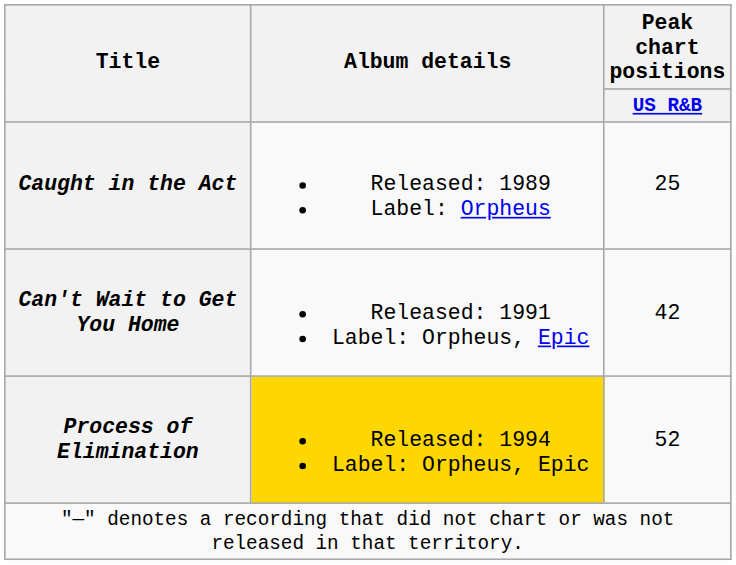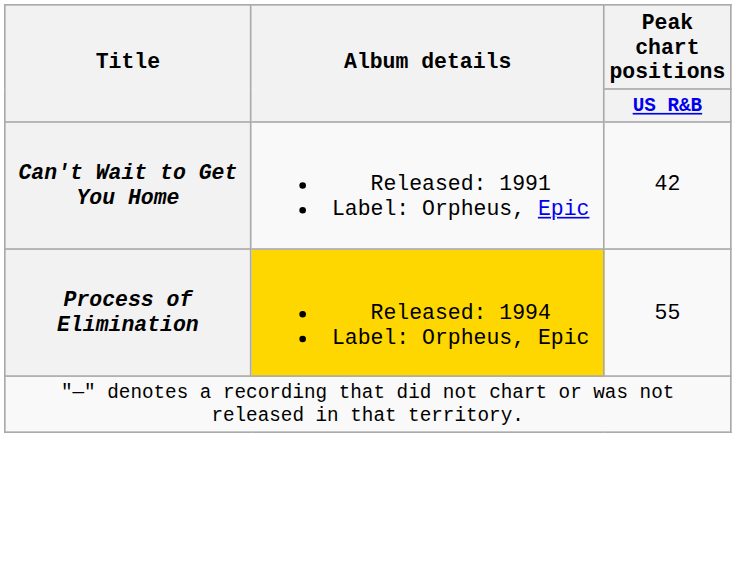- row: (128, 185)
(667, 440) 52 -> (667, 313) 55
